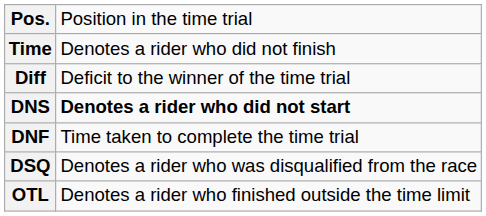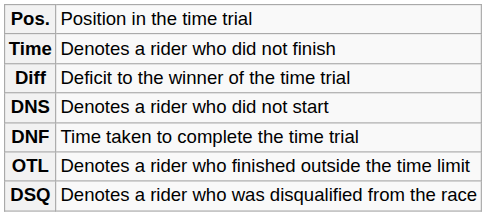(205, 107) bold -> (195, 107) normal
rows swapped: (30, 166) <-> (30, 195)
